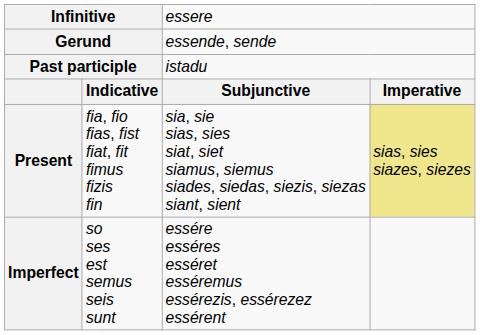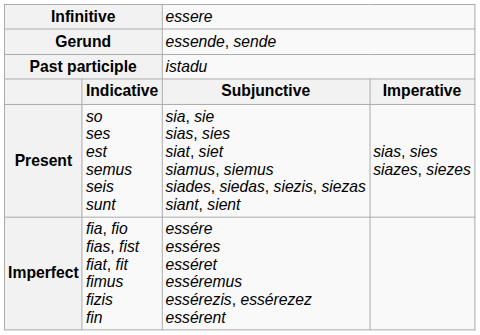(113, 160) fia, fio fias, fist fiat, fit fimus fizis fin -> (109, 160) so ses est semus seis sunt
(422, 160) khaki background -> (422, 160) no background
(109, 273) so ses est semus seis sunt -> (113, 273) fia, fio fias, fist fiat, fit fimus fizis fin
